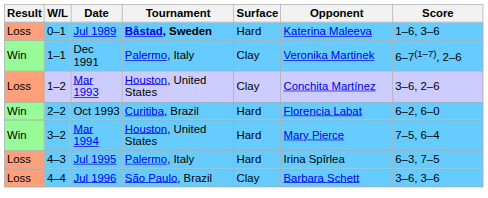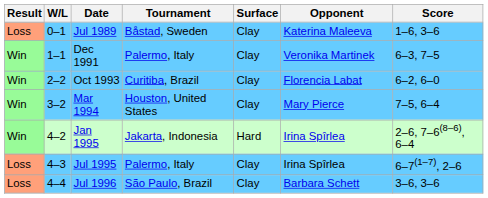(168, 31) bold -> (166, 31) normal
(249, 31) Hard -> (248, 31) Clay
(428, 55) 6–7(1–7), 2–6 -> (417, 55) 6–3, 7–5
- row: (86, 86)
(249, 111) Hard -> (248, 80) Clay
(249, 135) Hard -> (248, 104) Clay
+ row: (86, 137)
(249, 159) Hard -> (248, 164) Clay
(417, 159) 6–3, 7–5 -> (428, 164) 6–7(1–7), 2–6
